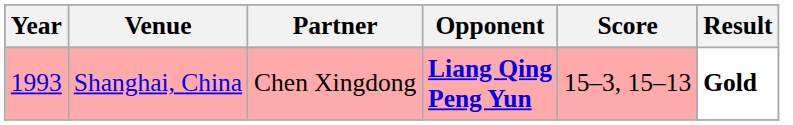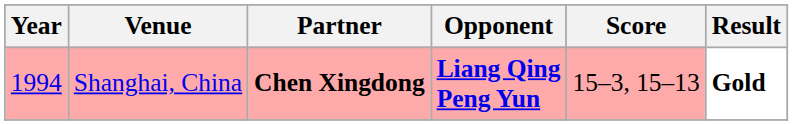(36, 82) 1993 -> (36, 82) 1994
(335, 82) normal -> (339, 82) bold
